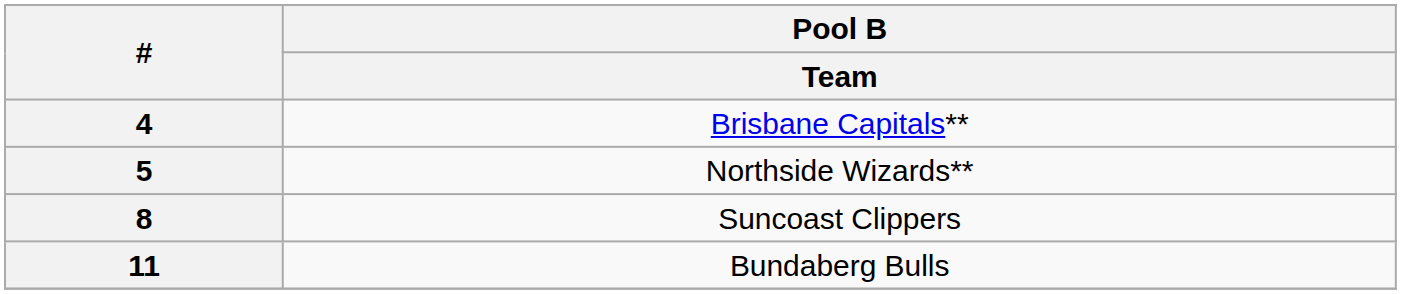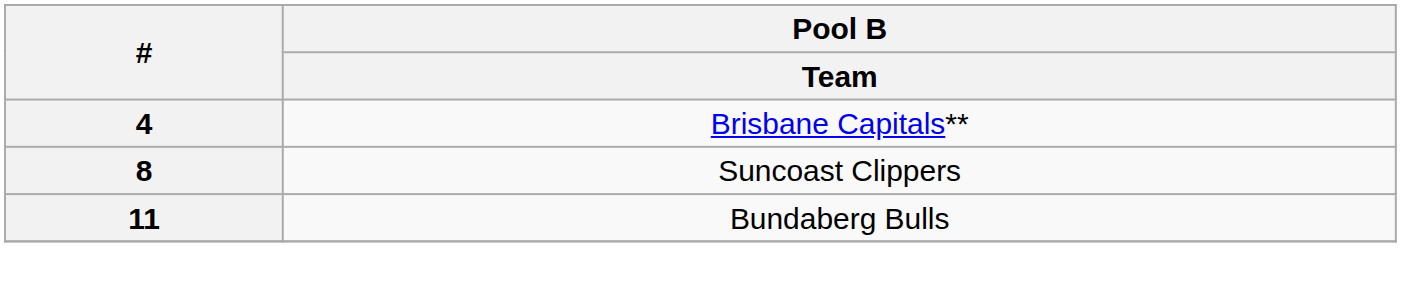- row: (144, 171)
